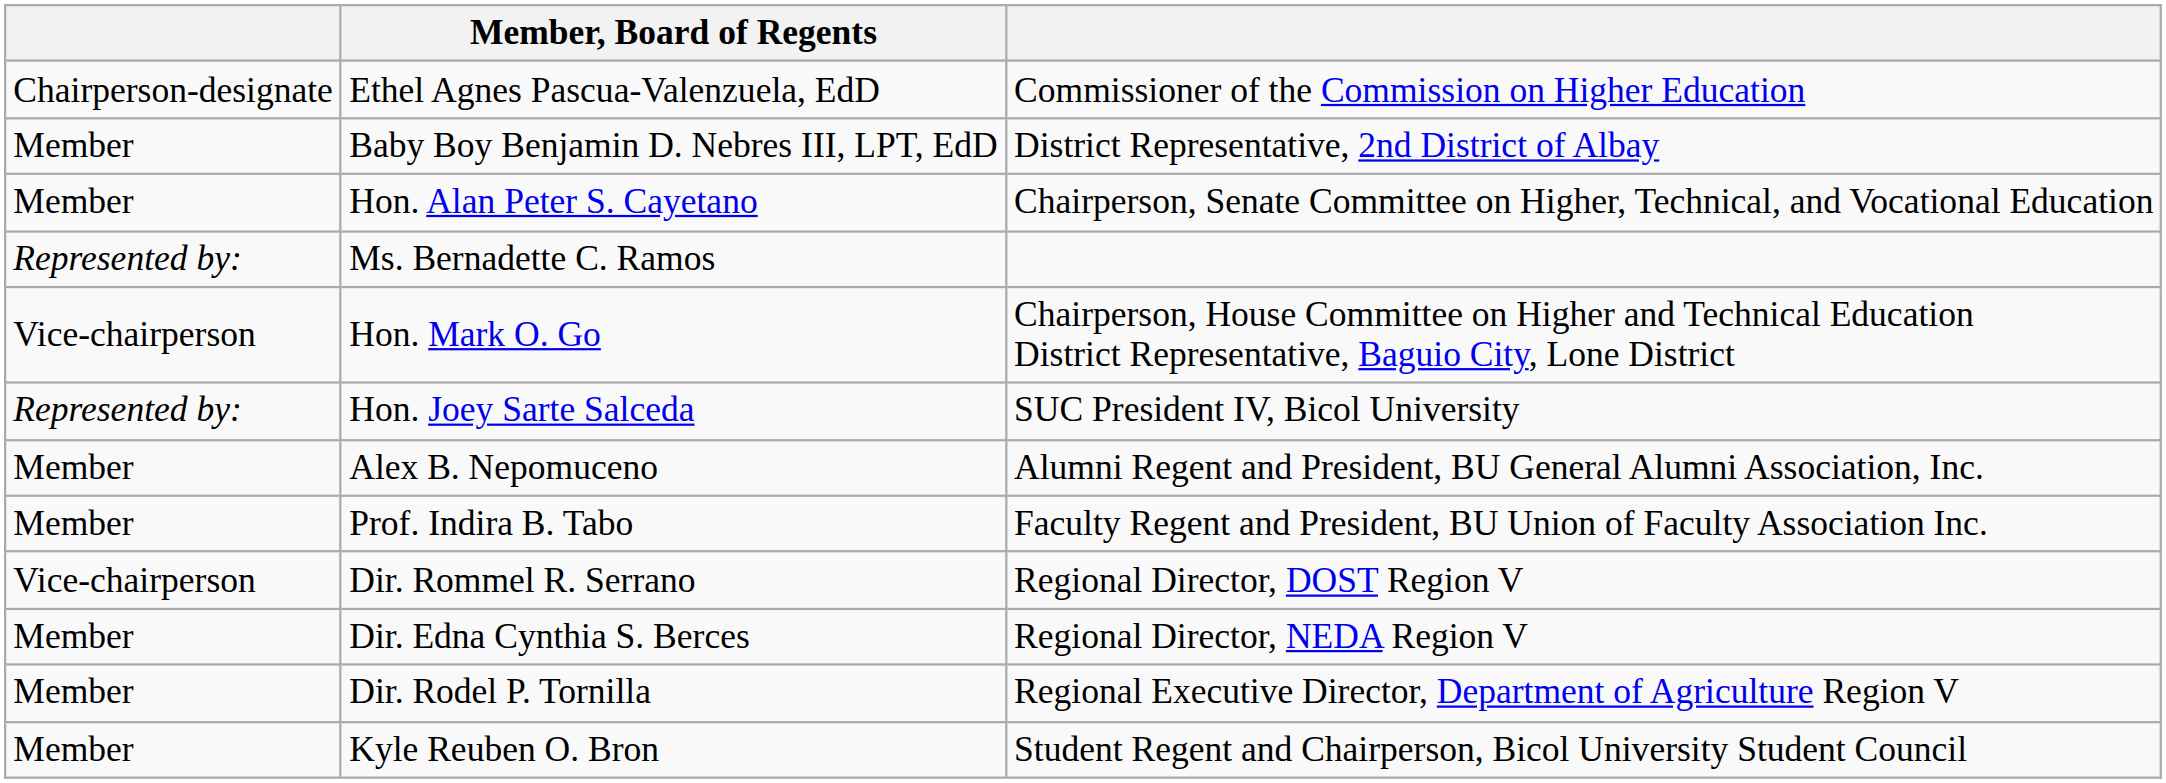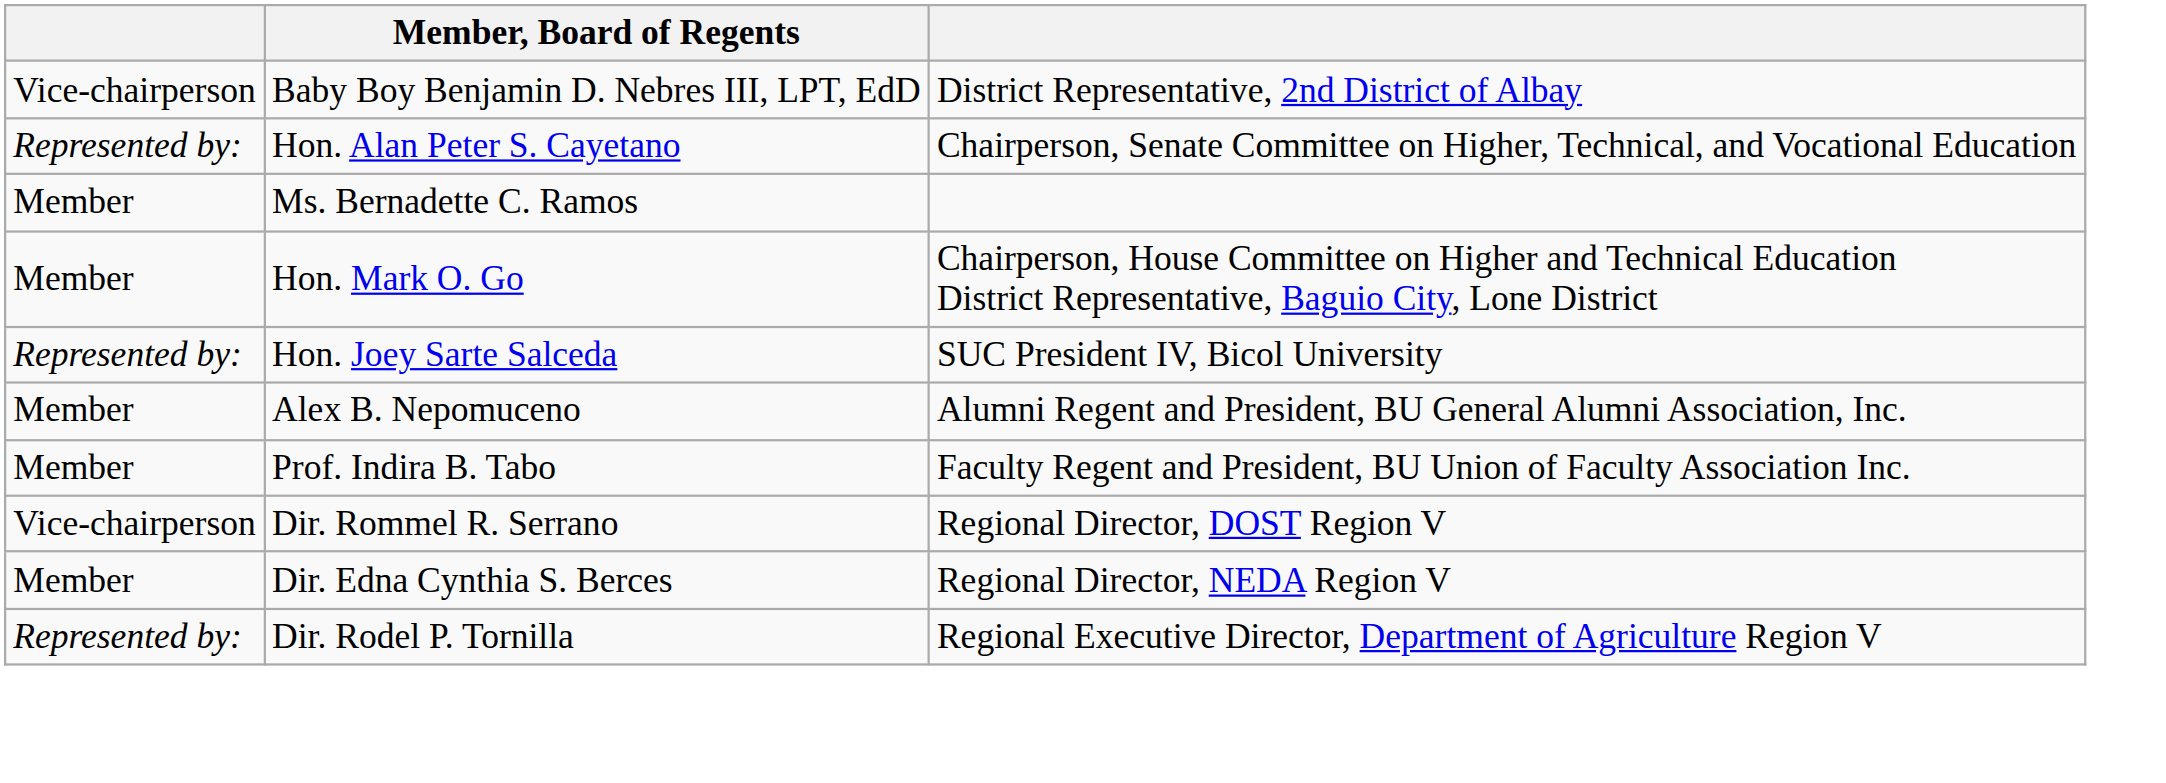- row: (615, 88)
(73, 145) Member -> (135, 88) Vice-chairperson
(73, 201) Member -> (128, 145) Represented by:
(128, 257) Represented by: -> (73, 201) Member
(135, 334) Vice-chairperson -> (73, 277) Member
(73, 692) Member -> (128, 635) Represented by:
- row: (504, 748)
